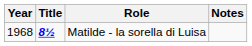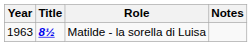(20, 32) 1968 -> (20, 32) 1963
